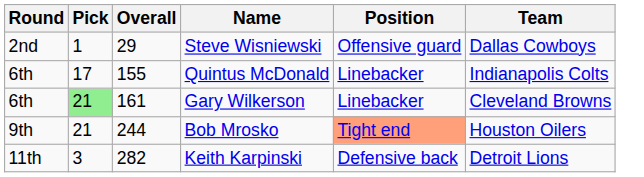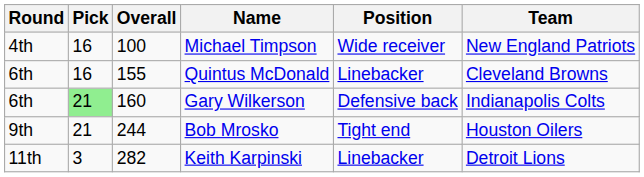- row: (253, 46)
+ row: (251, 46)
(82, 74) 17 -> (82, 74) 16
(539, 74) Indianapolis Colts -> (537, 74) Cleveland Browns
(131, 102) 161 -> (131, 102) 160
(381, 102) Linebacker -> (398, 102) Defensive back
(540, 102) Cleveland Browns -> (535, 102) Indianapolis Colts
(374, 130) lightsalmon background -> (374, 130) no background
(398, 158) Defensive back -> (381, 158) Linebacker
